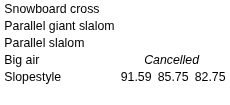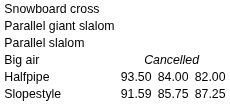+ row: (27, 77)
(210, 77) 82.75 -> (210, 94) 87.25
